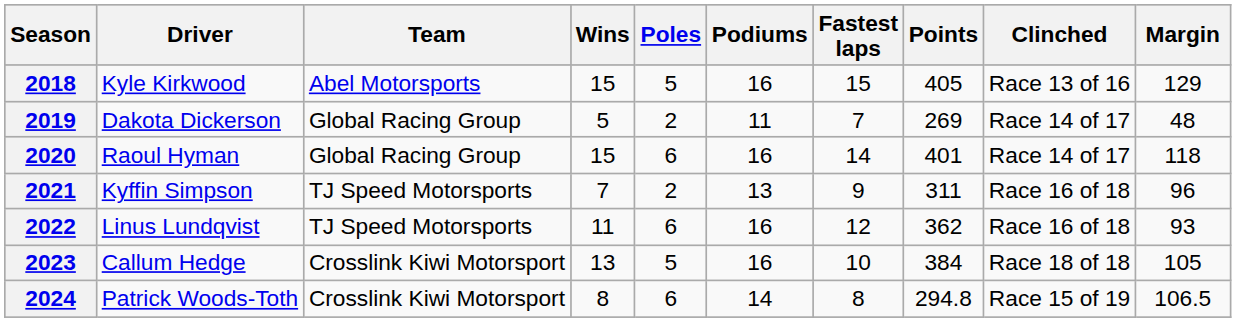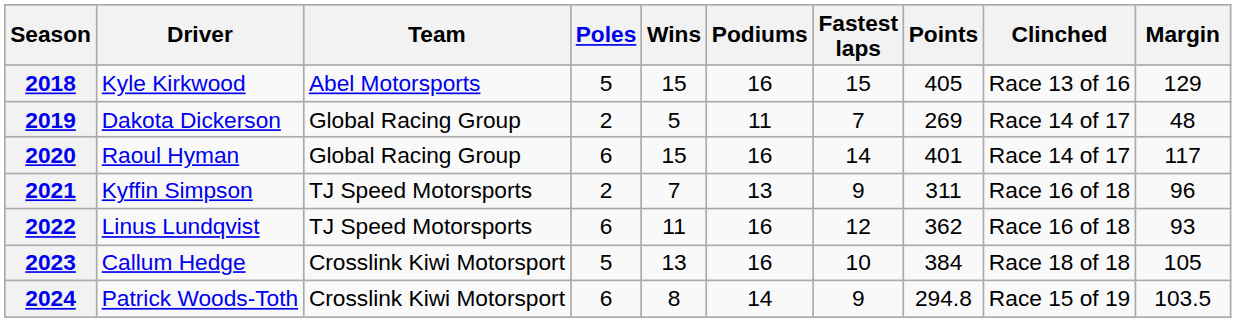columns swapped: (671, 35) <-> (603, 35)
(1183, 155) 118 -> (1183, 155) 117
(858, 298) 8 -> (858, 298) 9
(1183, 298) 106.5 -> (1183, 298) 103.5
